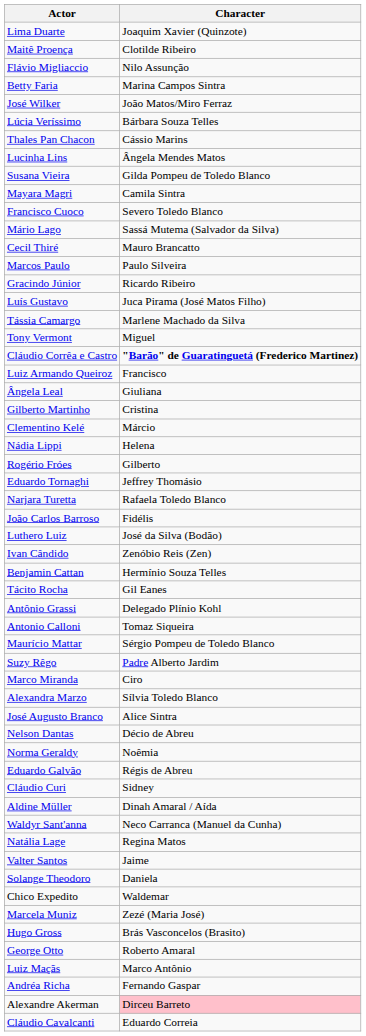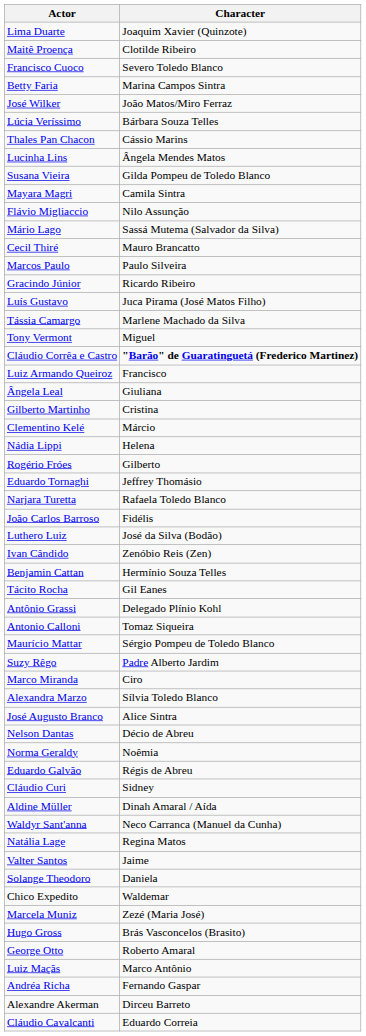rows swapped: (45, 211) <-> (48, 67)
(156, 1004) pink background -> (156, 1004) no background
